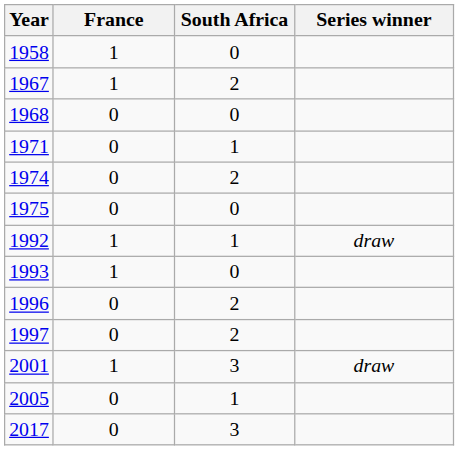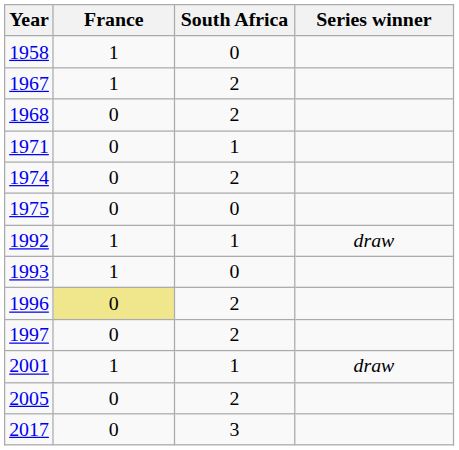(235, 114) 0 -> (235, 114) 2
(114, 303) no background -> (114, 303) khaki background
(235, 366) 3 -> (235, 366) 1
(235, 397) 1 -> (235, 397) 2
